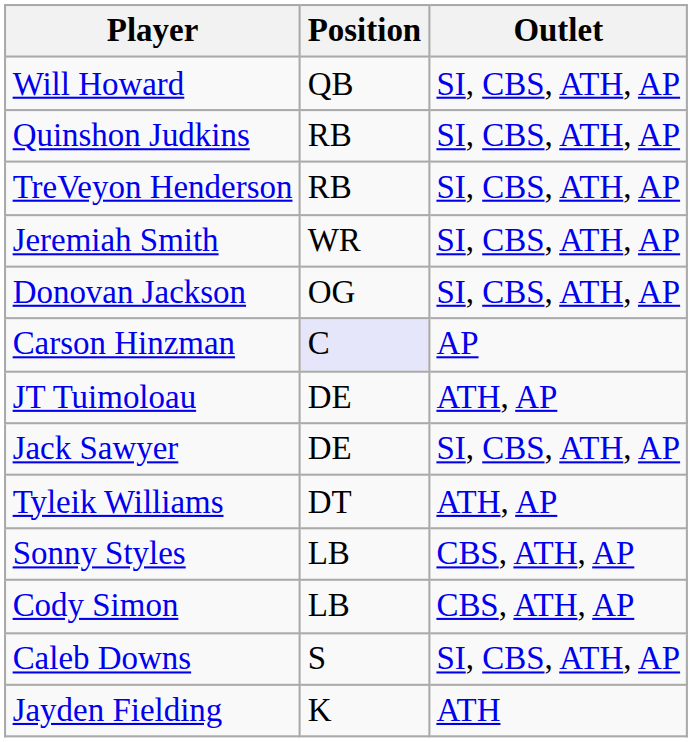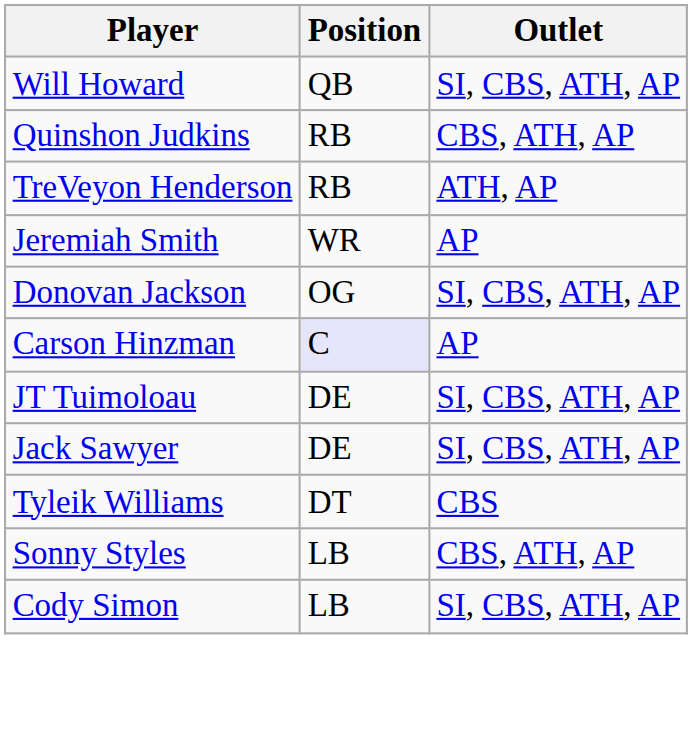(558, 135) SI, CBS, ATH, AP -> (535, 135) CBS, ATH, AP
(558, 187) SI, CBS, ATH, AP -> (497, 187) ATH, AP
(558, 239) SI, CBS, ATH, AP -> (457, 239) AP
(497, 396) ATH, AP -> (558, 396) SI, CBS, ATH, AP
(497, 501) ATH, AP -> (468, 501) CBS
(535, 605) CBS, ATH, AP -> (558, 605) SI, CBS, ATH, AP
- row: (102, 657)
- row: (117, 710)
